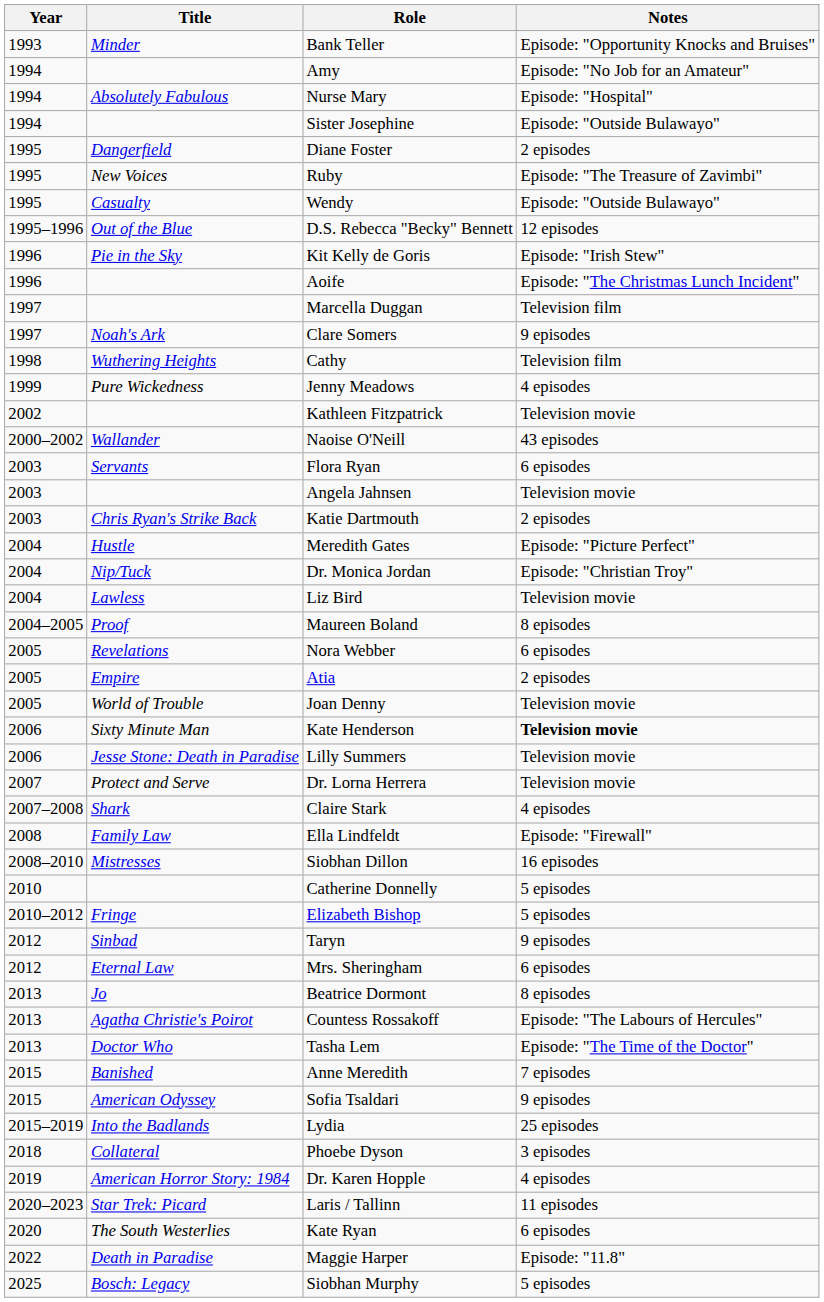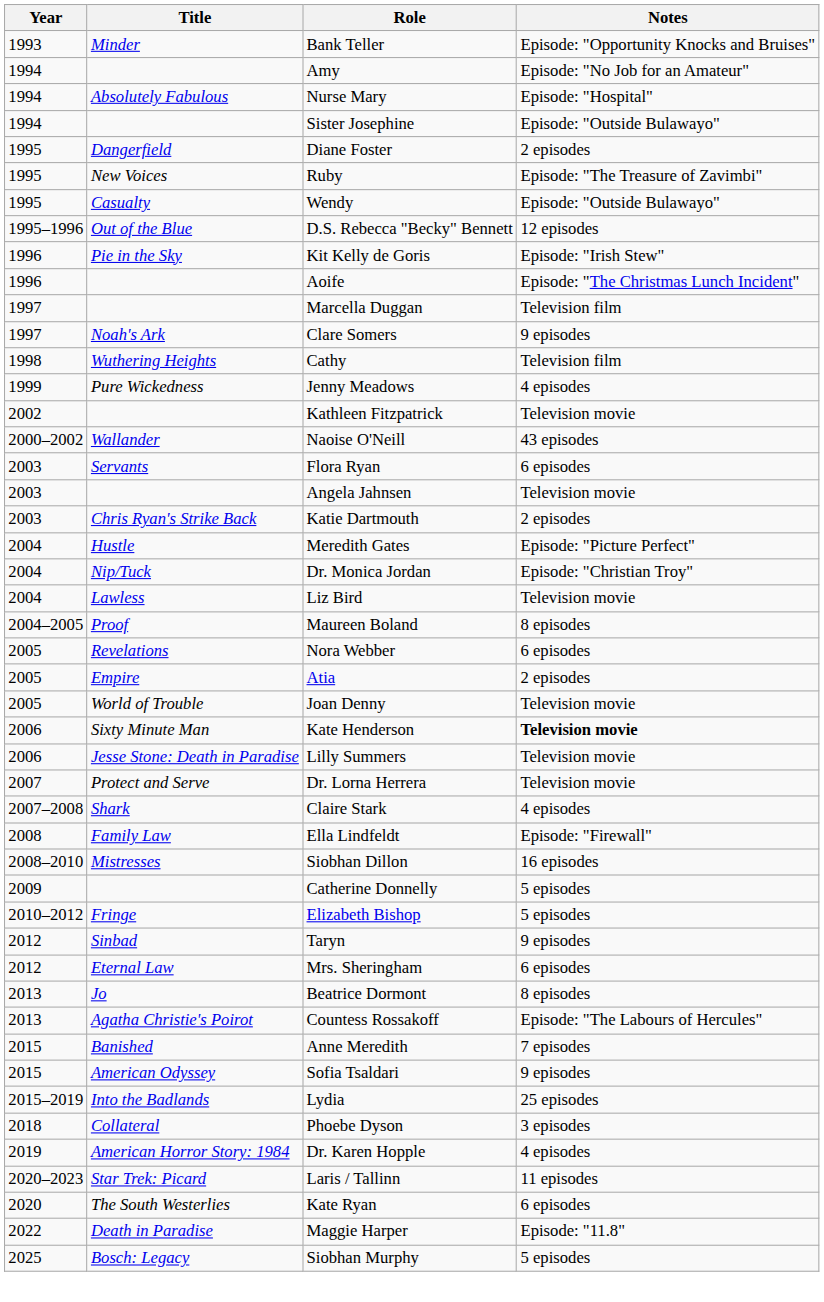(25, 888) 2010 -> (25, 888) 2009
- row: (343, 1046)
